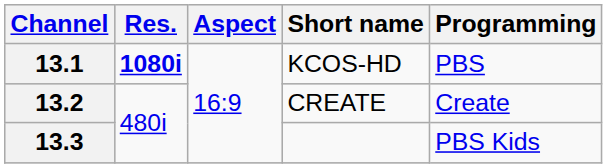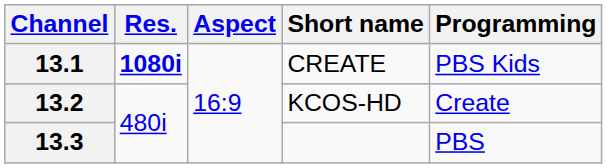(345, 63) KCOS-HD -> (337, 63) CREATE
(460, 63) PBS -> (488, 63) PBS Kids
(337, 102) CREATE -> (345, 102) KCOS-HD
(488, 142) PBS Kids -> (460, 142) PBS
